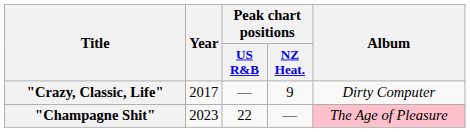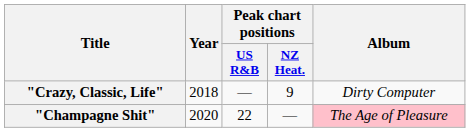(204, 92) 2017 -> (204, 92) 2018
(204, 115) 2023 -> (204, 115) 2020
